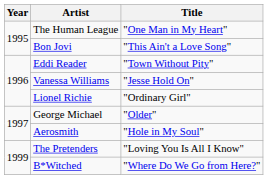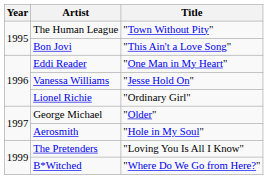(175, 30) "One Man in My Heart" -> (168, 30) "Town Without Pity"
(168, 64) "Town Without Pity" -> (175, 64) "One Man in My Heart"
